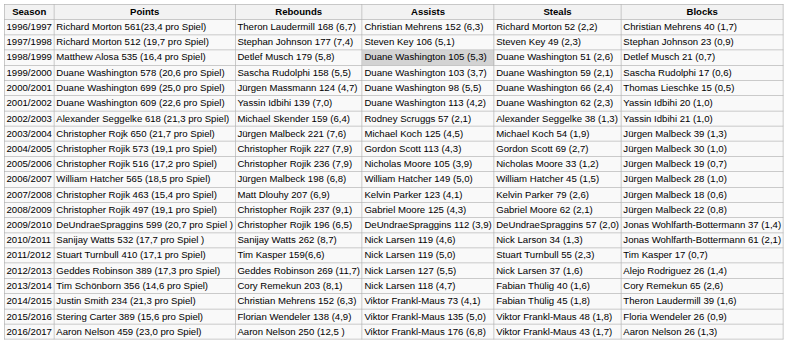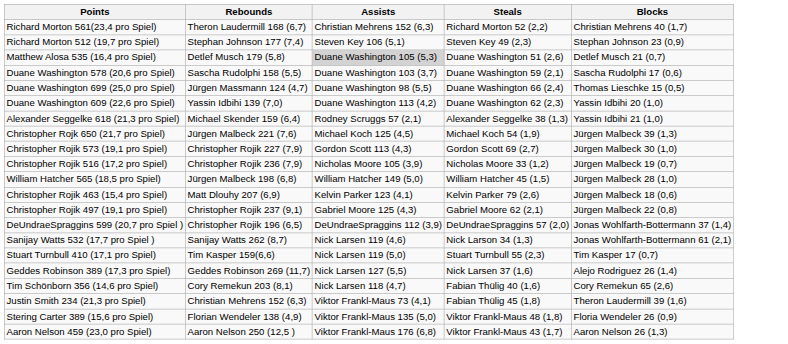- column: (29, 12)
